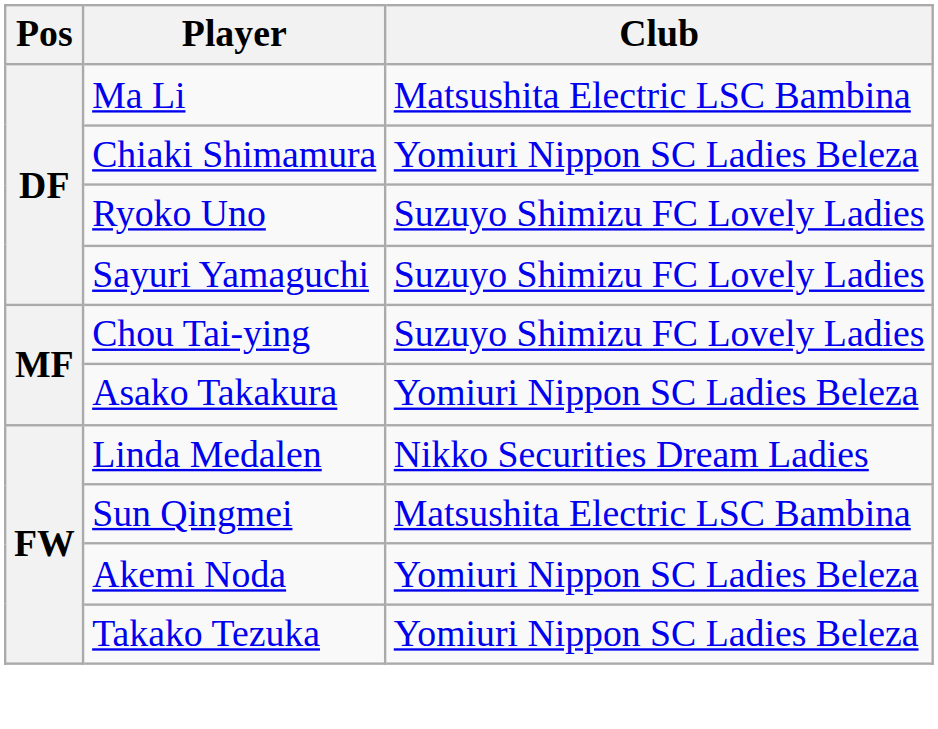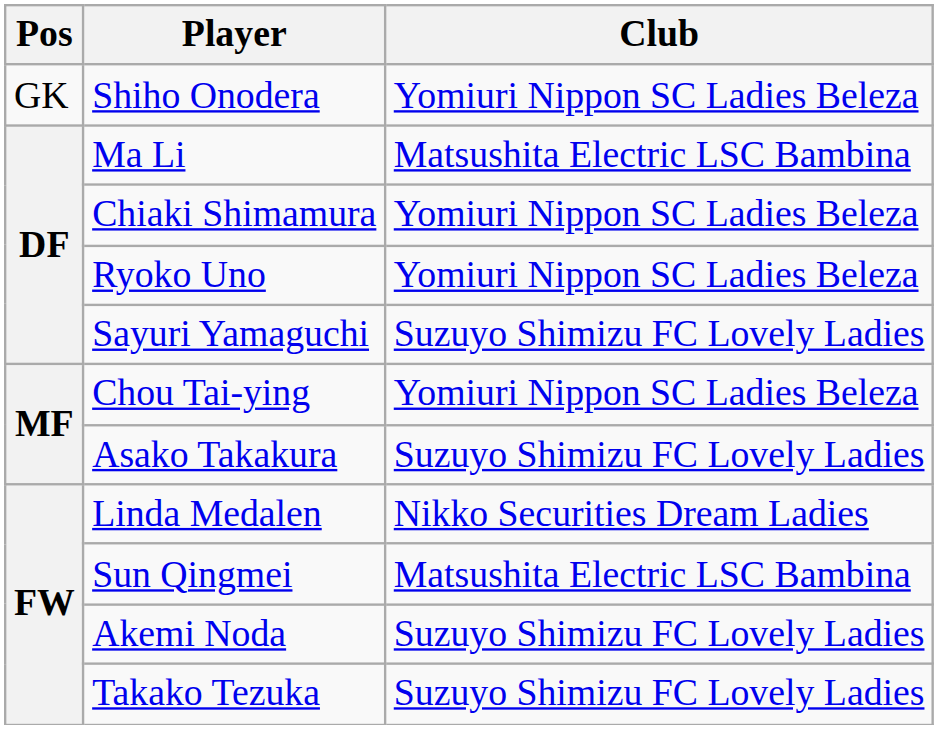+ row: (206, 94)
(659, 214) Suzuyo Shimizu FC Lovely Ladies -> (656, 273) Yomiuri Nippon SC Ladies Beleza
(659, 333) Suzuyo Shimizu FC Lovely Ladies -> (656, 393) Yomiuri Nippon SC Ladies Beleza
(656, 393) Yomiuri Nippon SC Ladies Beleza -> (659, 453) Suzuyo Shimizu FC Lovely Ladies
(656, 573) Yomiuri Nippon SC Ladies Beleza -> (659, 633) Suzuyo Shimizu FC Lovely Ladies
(656, 633) Yomiuri Nippon SC Ladies Beleza -> (659, 693) Suzuyo Shimizu FC Lovely Ladies
